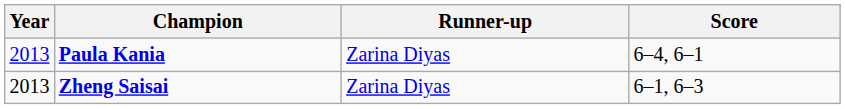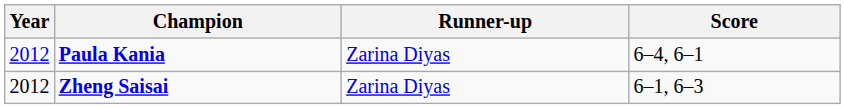(29, 54) 2013 -> (29, 54) 2012
(29, 87) 2013 -> (29, 87) 2012
